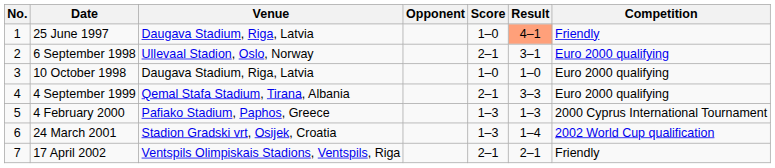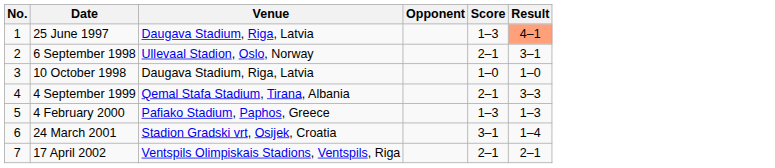- column: (661, 14)
(488, 34) 1–0 -> (488, 34) 1–3
(488, 133) 1–3 -> (488, 133) 3–1
